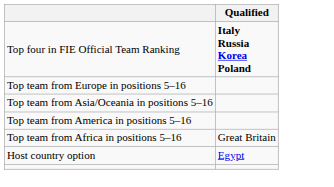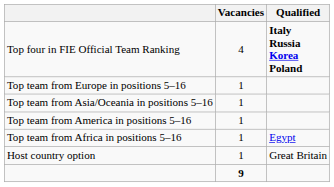+ column: (241, 13)
(247, 138) Great Britain -> (282, 138) Egypt
(231, 155) Egypt -> (298, 155) Great Britain
